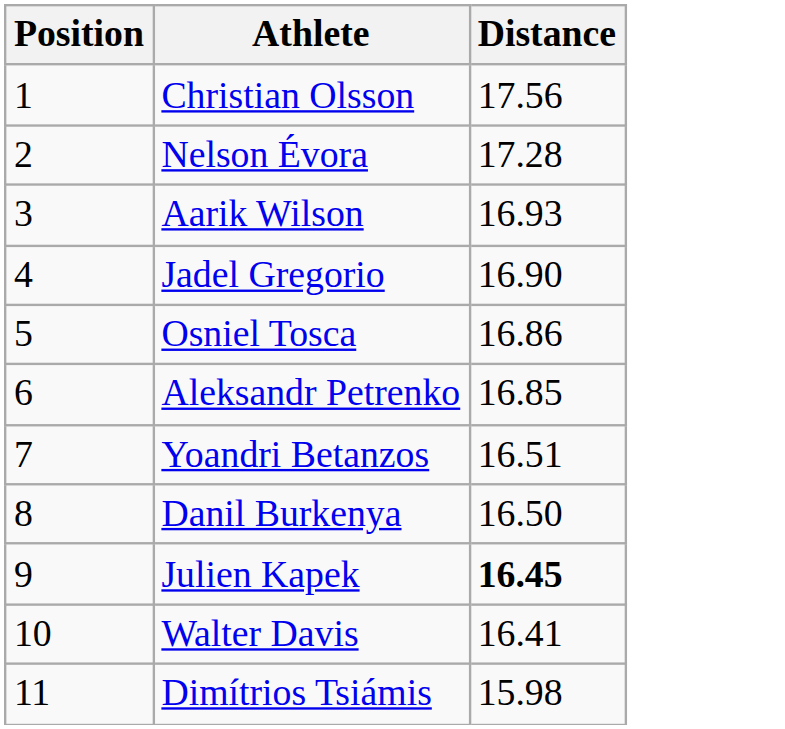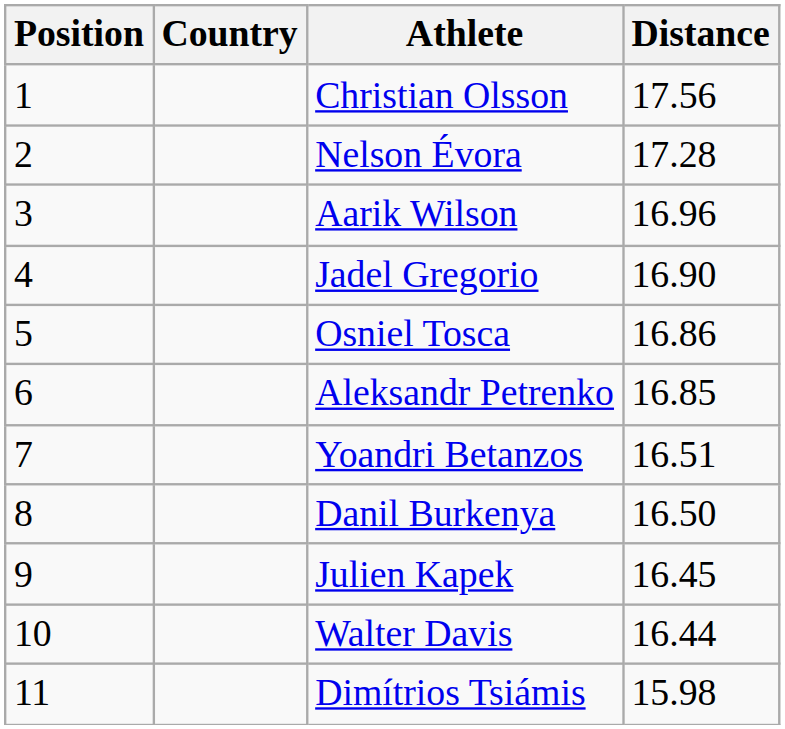+ column: (230, 34)
(520, 214) 16.93 -> (674, 214) 16.96
(520, 573) bold -> (674, 573) normal
(520, 633) 16.41 -> (674, 633) 16.44
